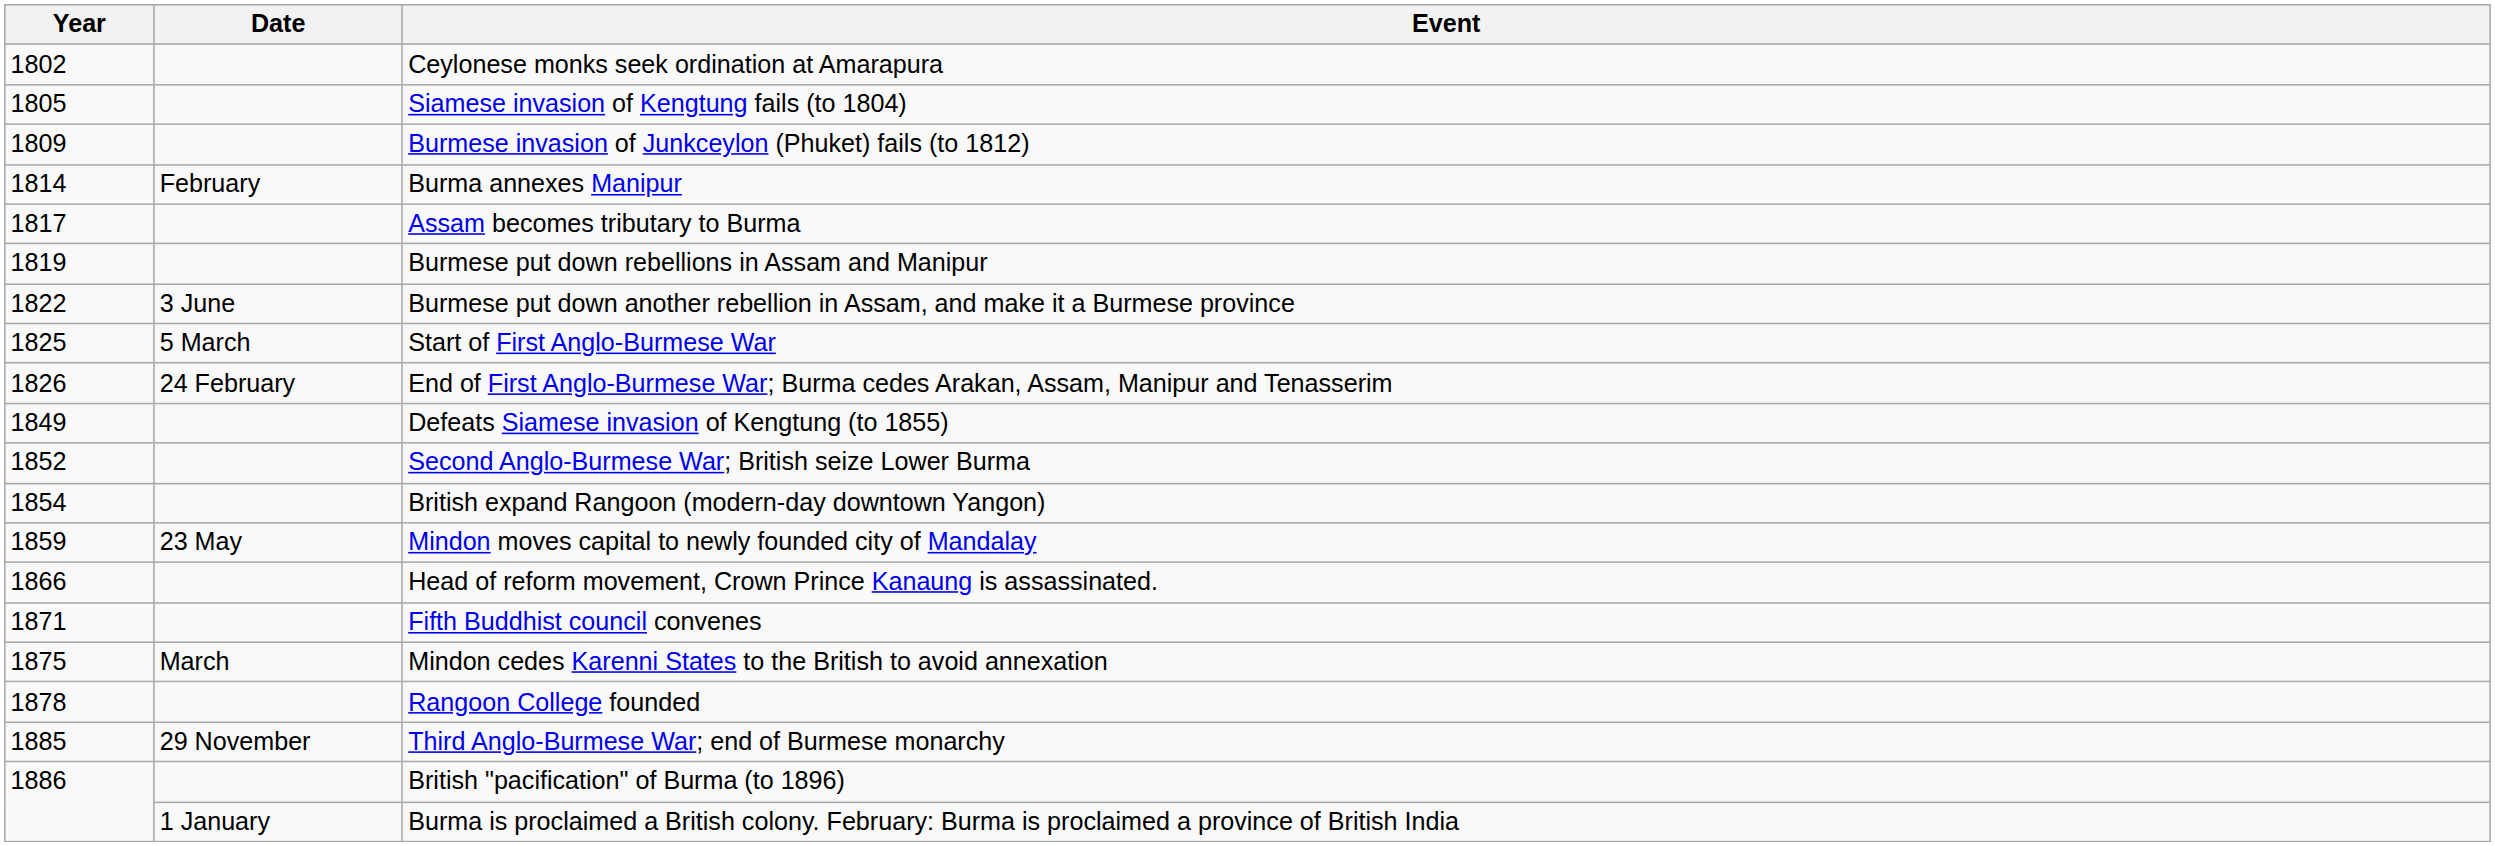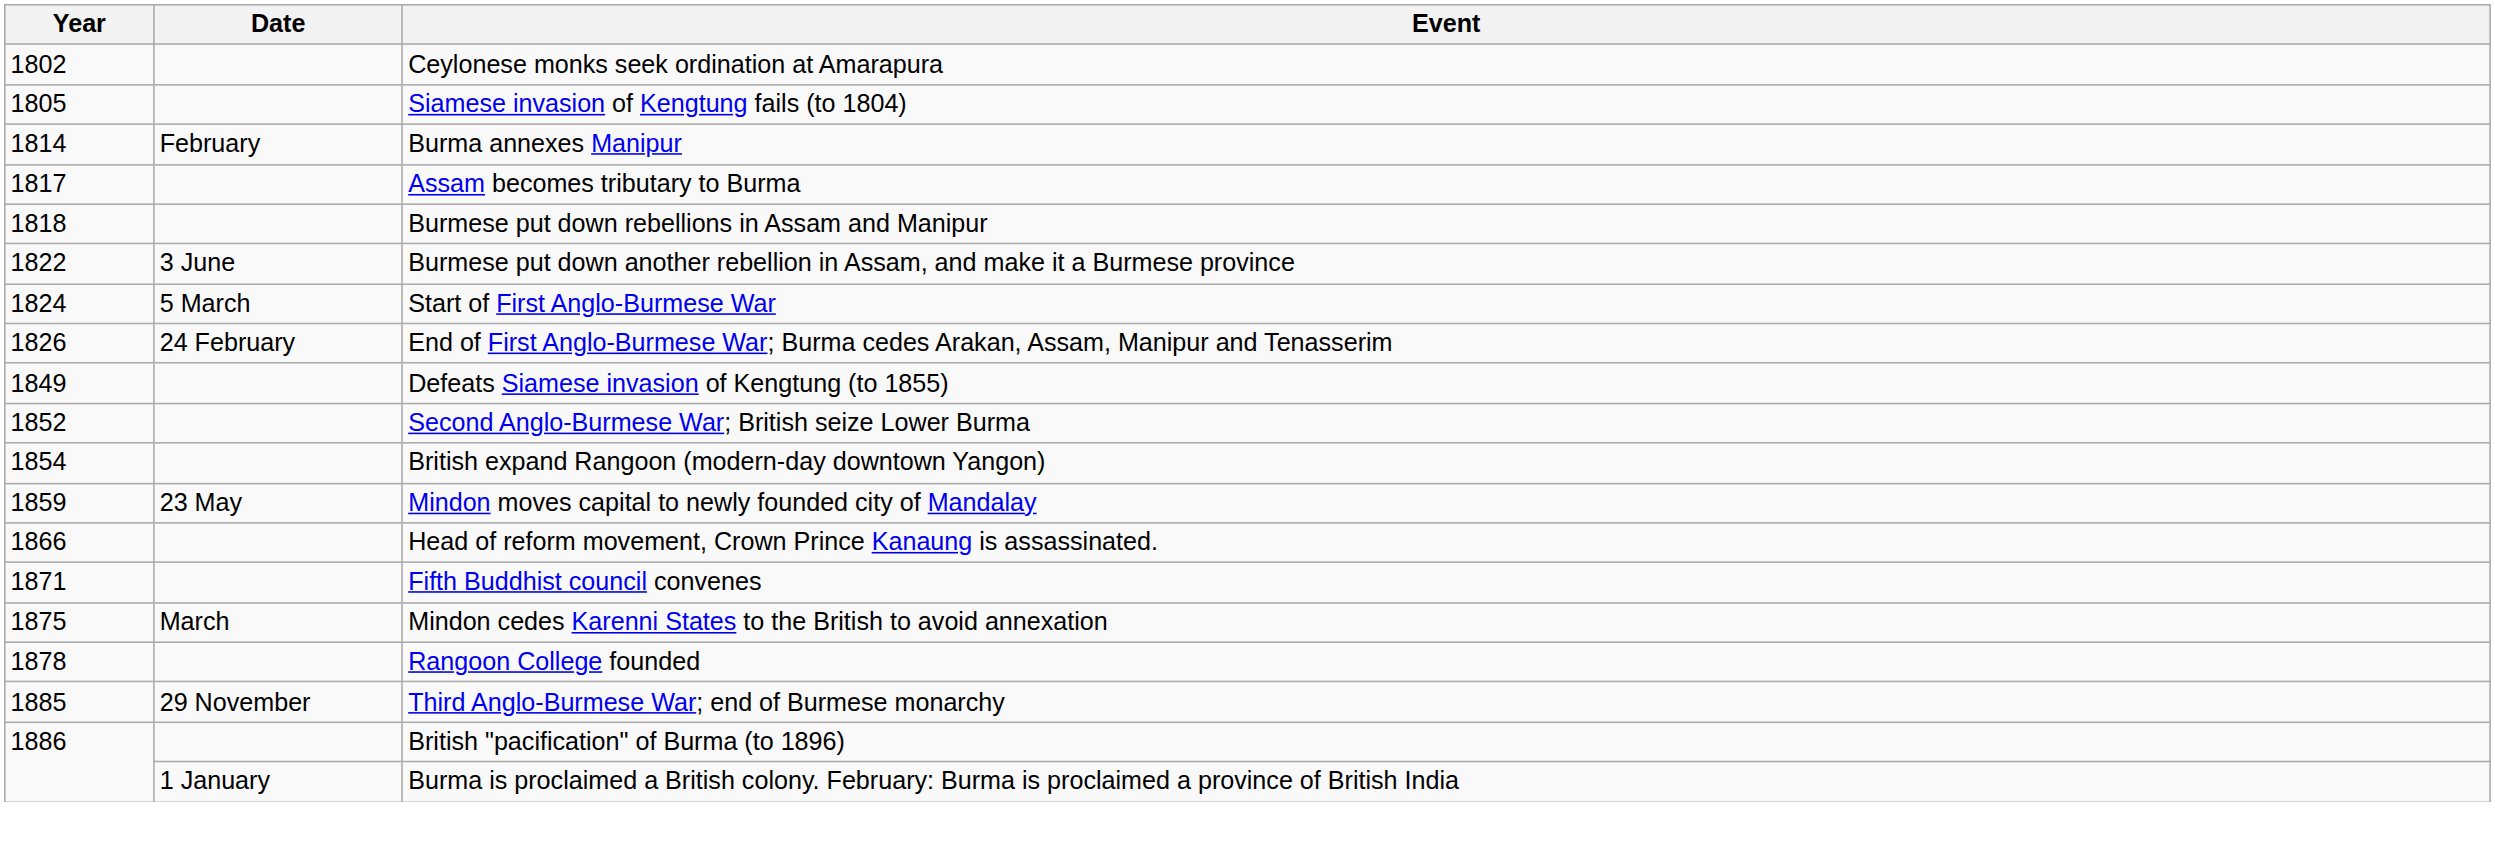- row: (719, 143)
(39, 263) 1819 -> (39, 223) 1818
(39, 343) 1825 -> (39, 303) 1824
